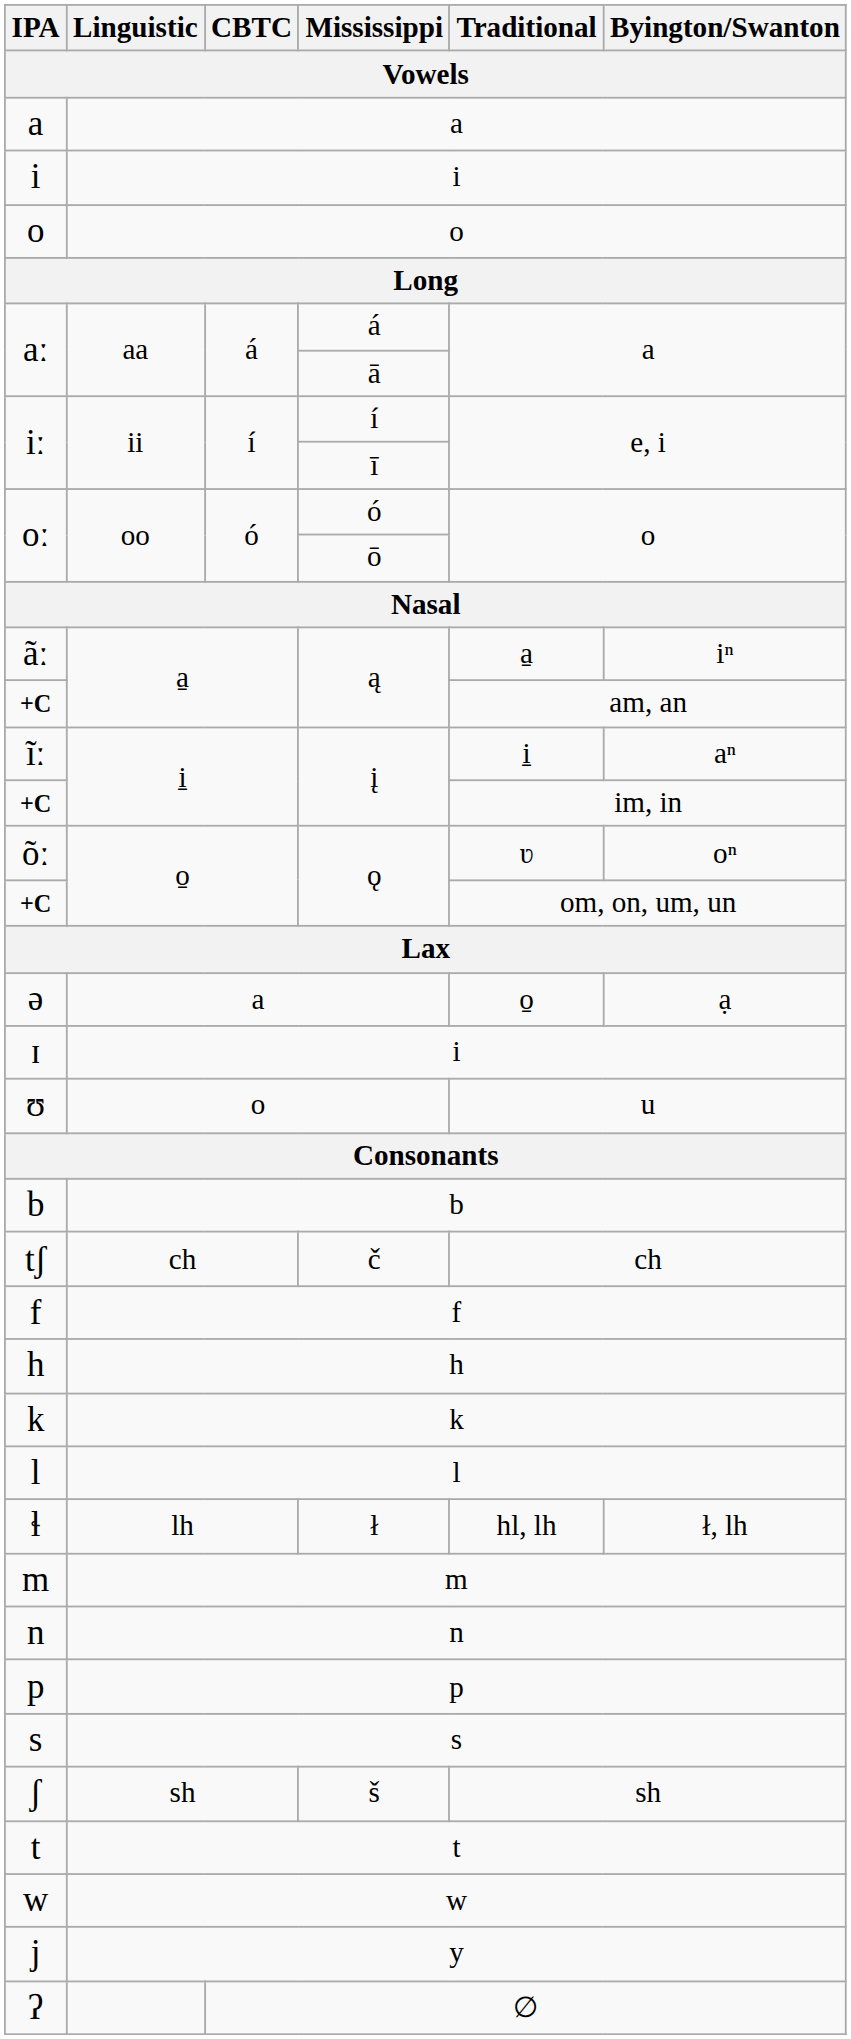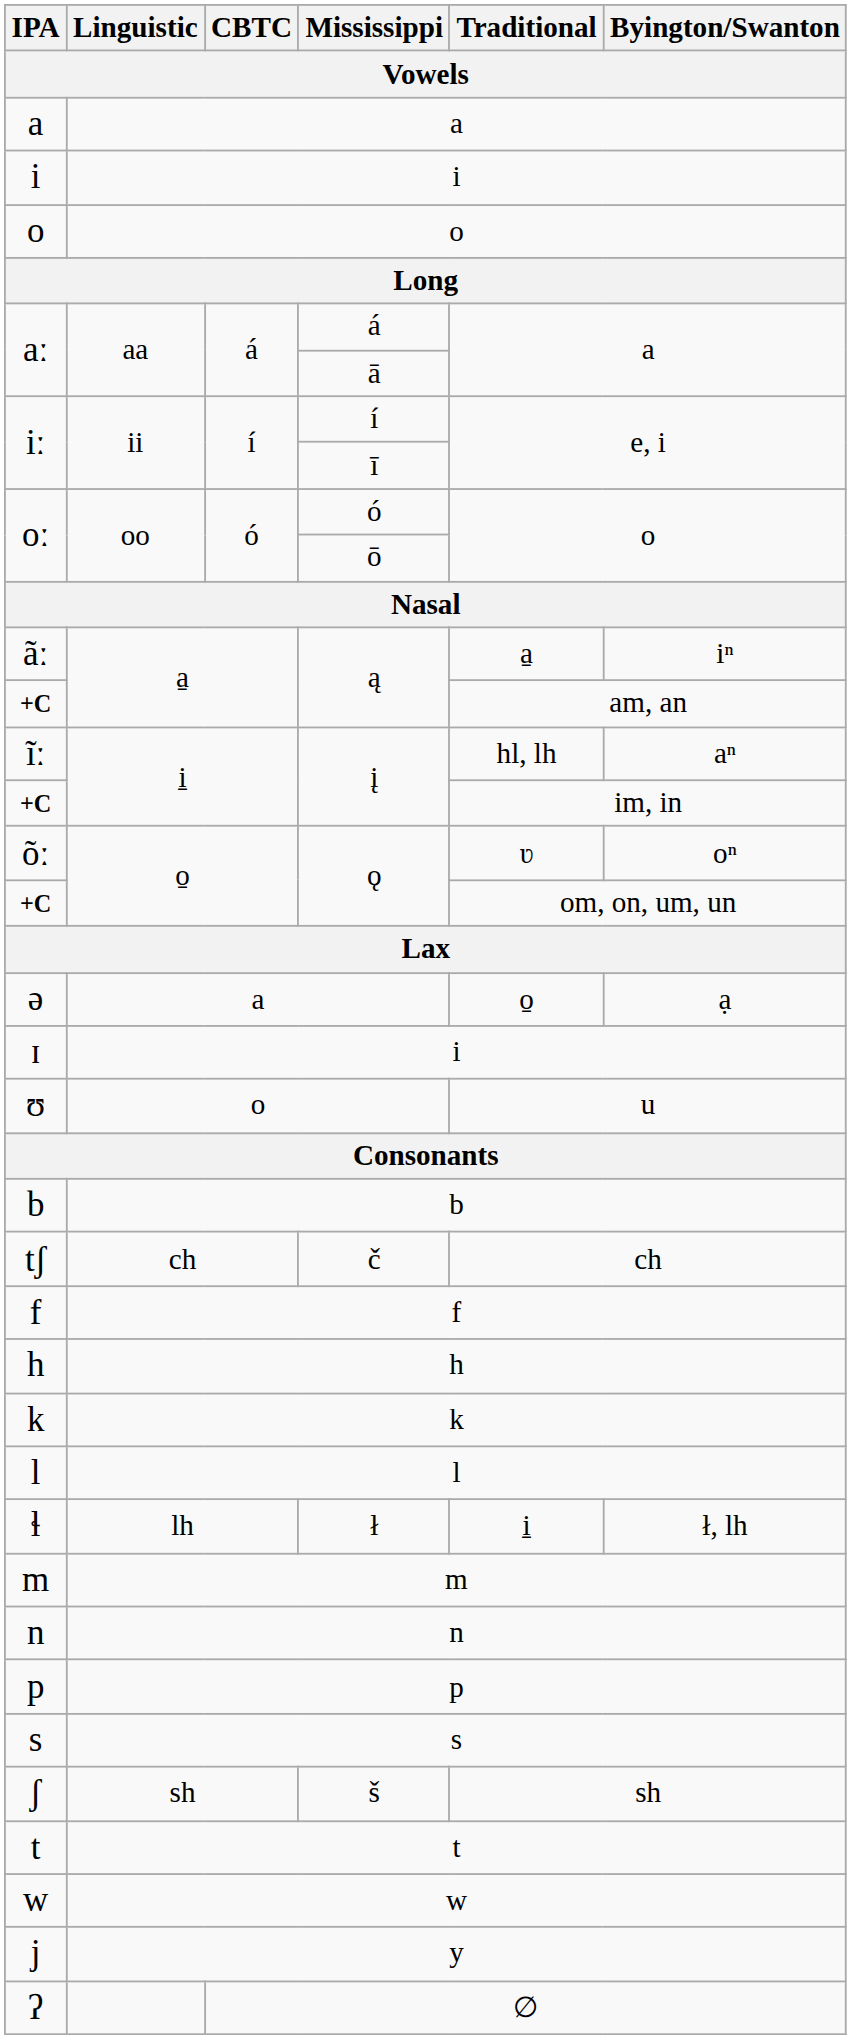(527, 753) i̱ -> (527, 753) hl, lh
(527, 1525) hl, lh -> (527, 1525) i̱
